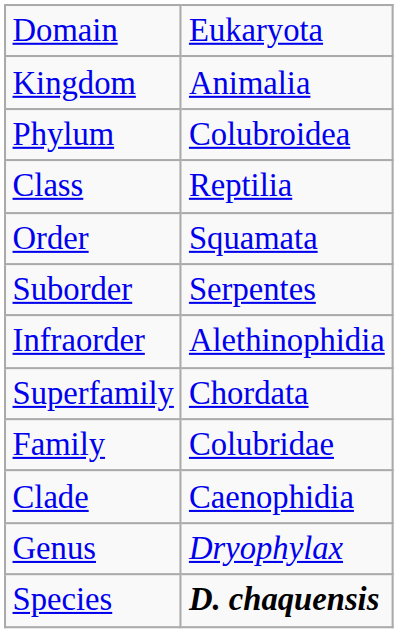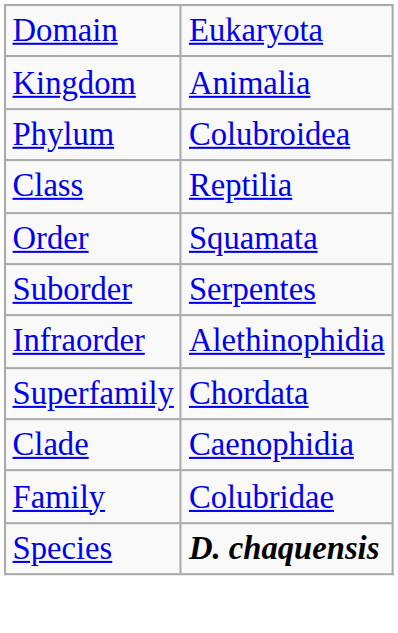rows swapped: (59, 444) <-> (51, 496)
- row: (54, 548)
